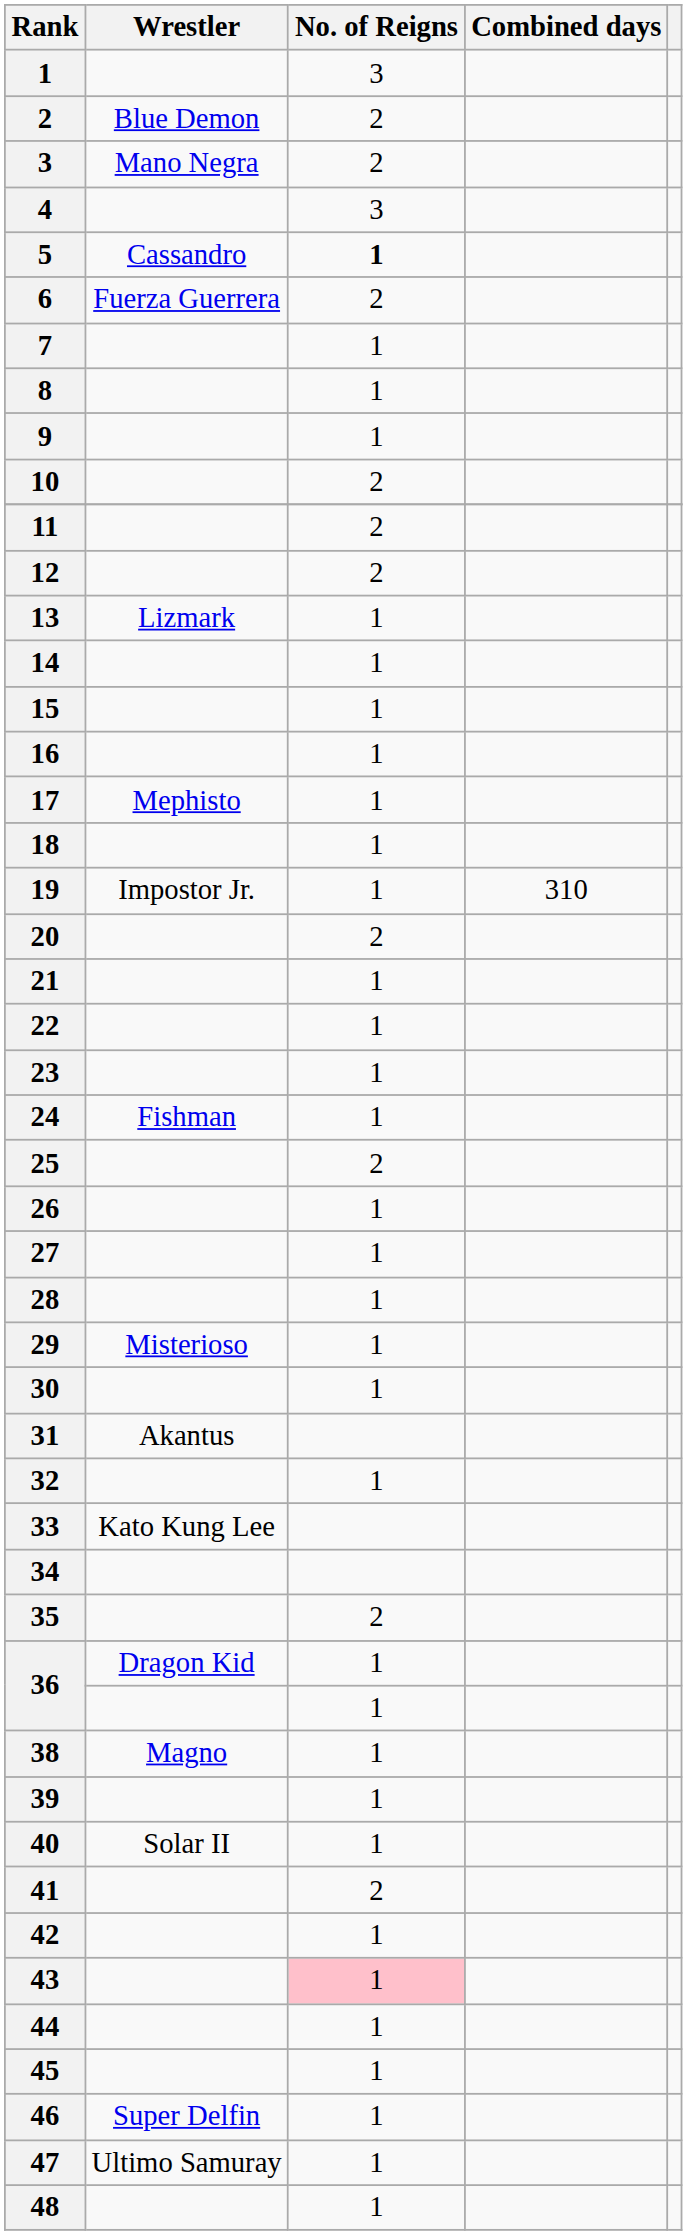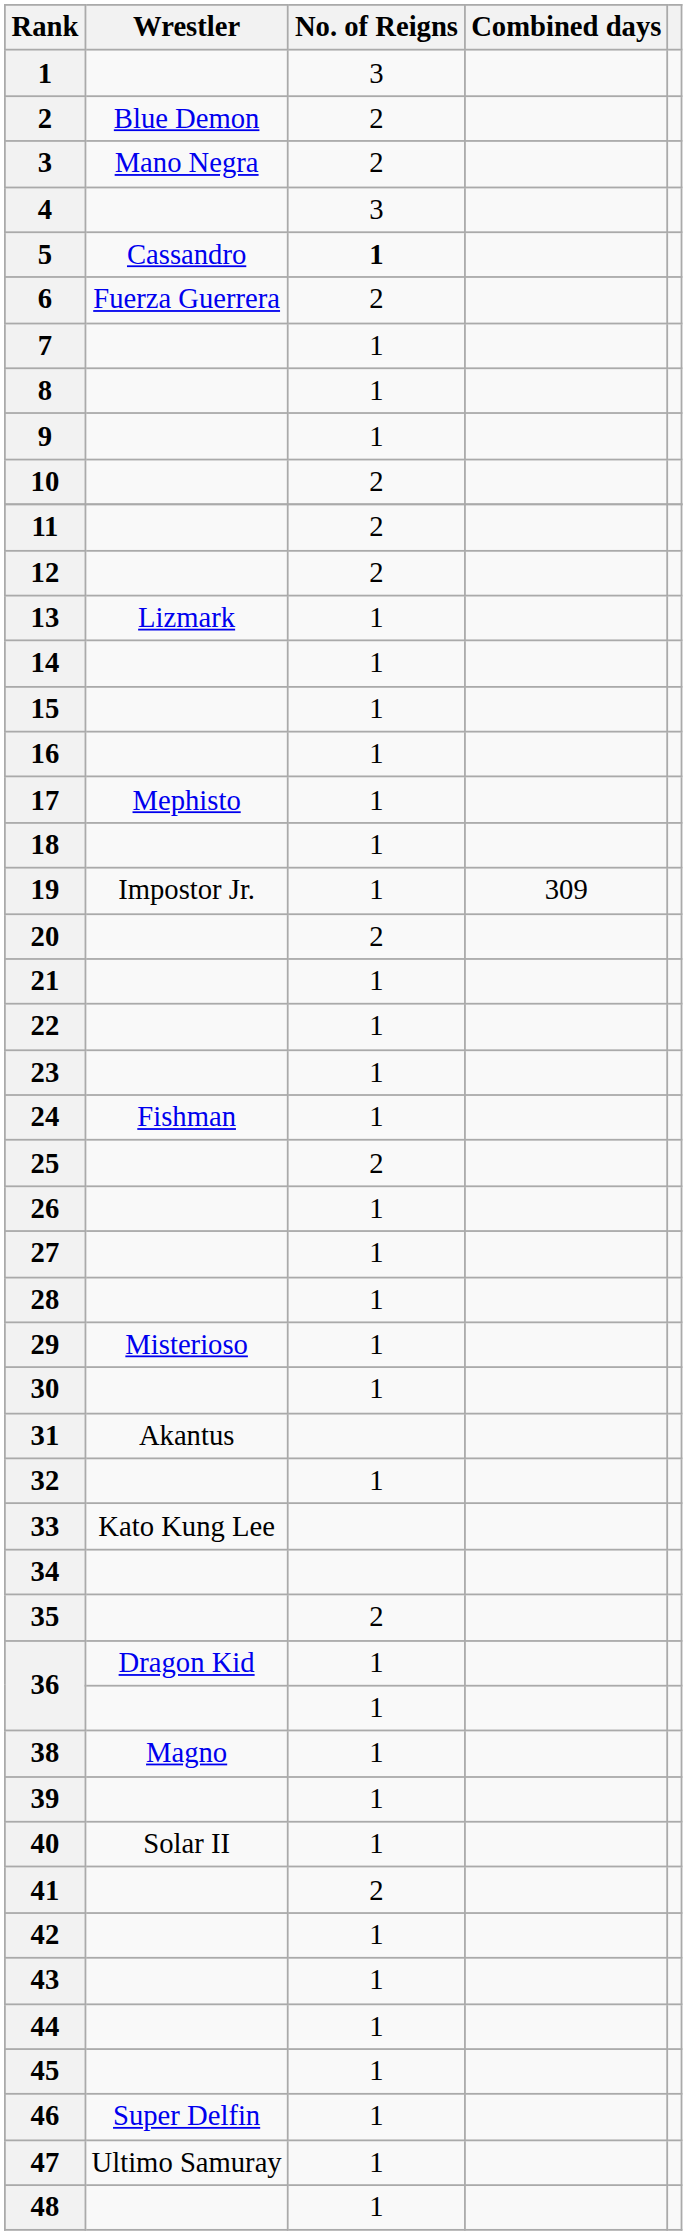(566, 890) 310 -> (566, 890) 309
(376, 1980) pink background -> (376, 1980) no background
